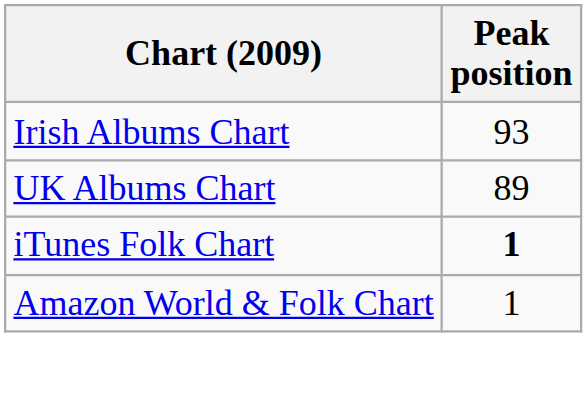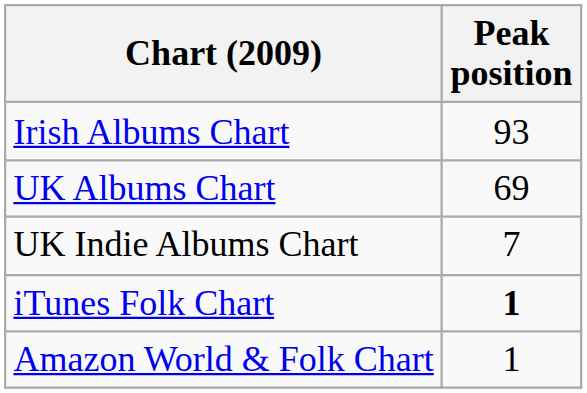(511, 187) 89 -> (511, 187) 69
+ row: (186, 244)
